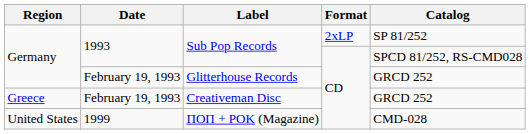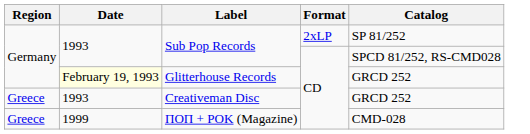(132, 77) no background -> (111, 77) lightyellow background
(132, 98) February 19, 1993 -> (75, 98) 1993
(43, 118) United States -> (26, 118) Greece
